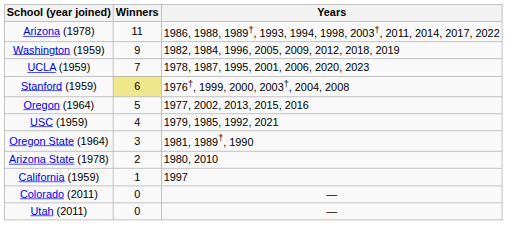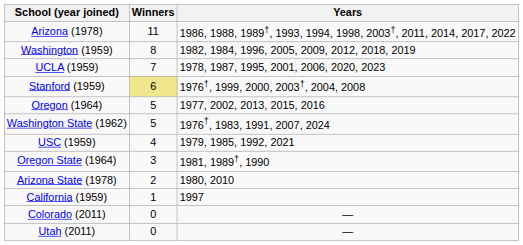(137, 50) 9 -> (153, 50) 8
+ row: (67, 124)
